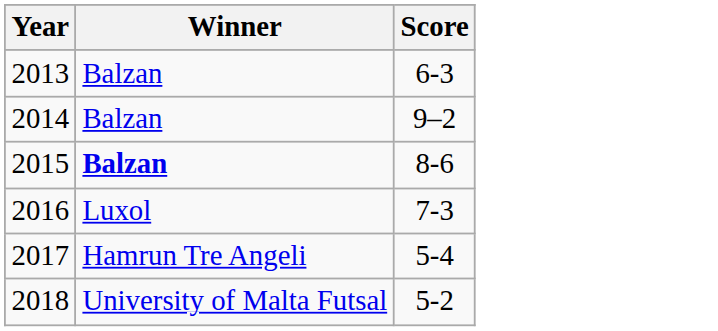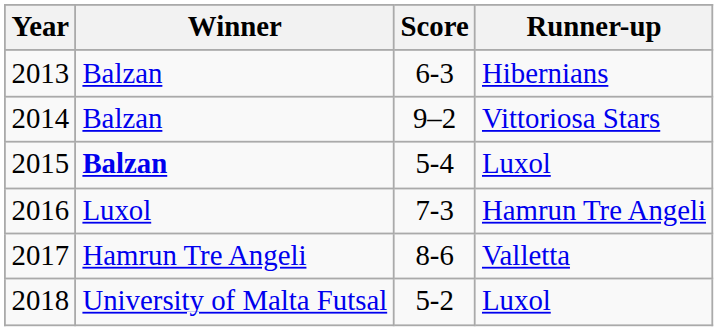+ column: (594, 27)
(435, 164) 8-6 -> (435, 164) 5-4
(435, 255) 5-4 -> (435, 255) 8-6
